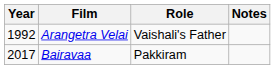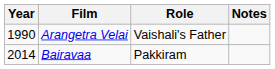(21, 34) 1992 -> (21, 34) 1990
(21, 54) 2017 -> (21, 54) 2014
